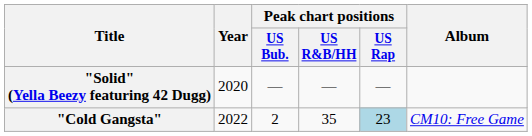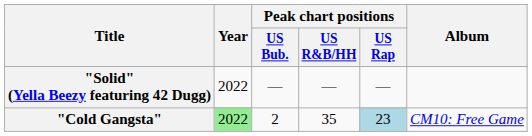(233, 87) 2020 -> (233, 87) 2022
(233, 119) no background -> (233, 119) lightgreen background
